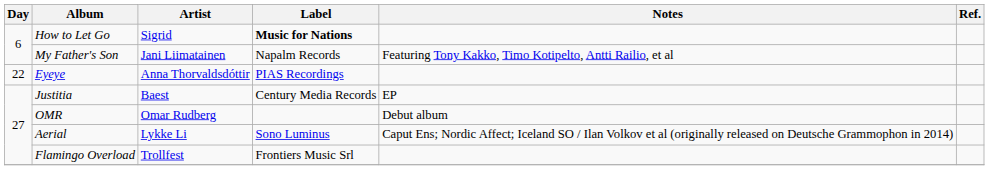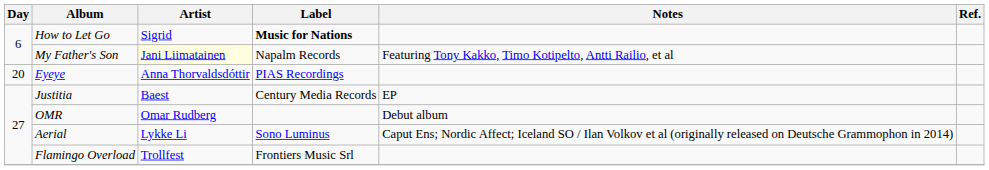(183, 54) no background -> (183, 54) lightyellow background
(18, 74) 22 -> (18, 74) 20
